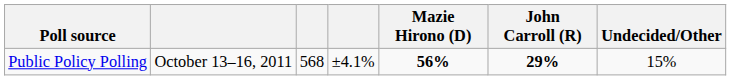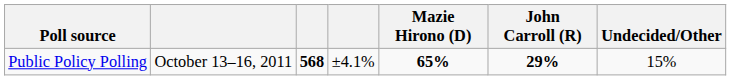(312, 61) normal -> (312, 61) bold
(433, 61) 56% -> (433, 61) 65%
